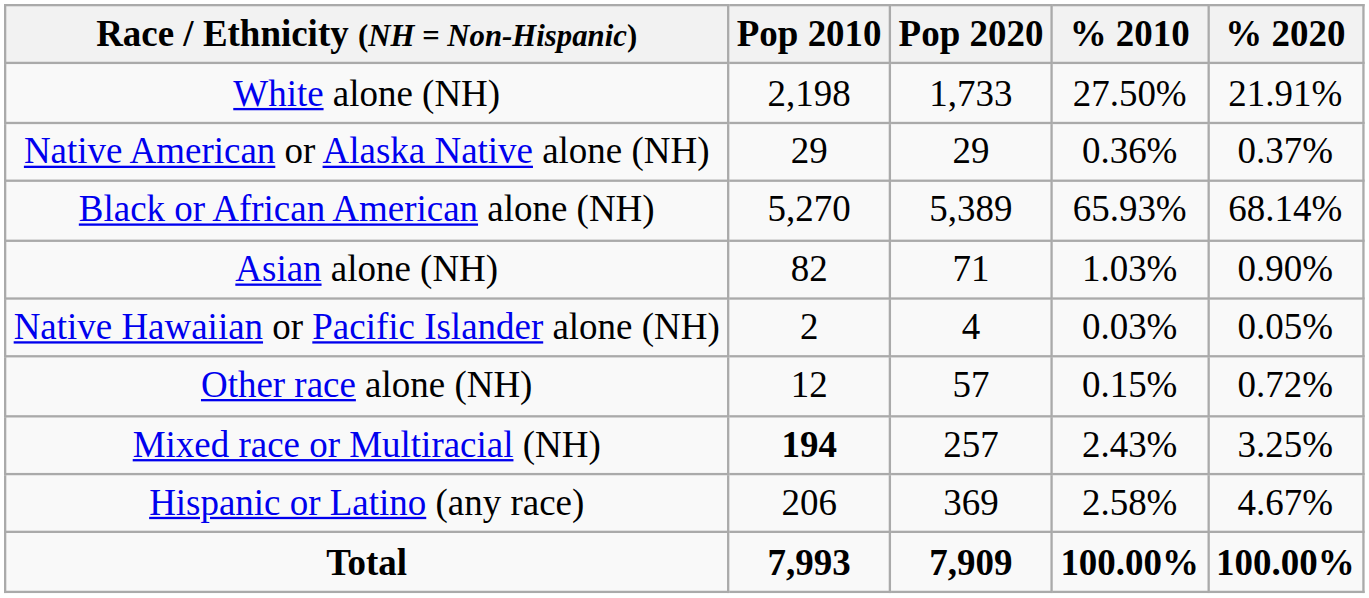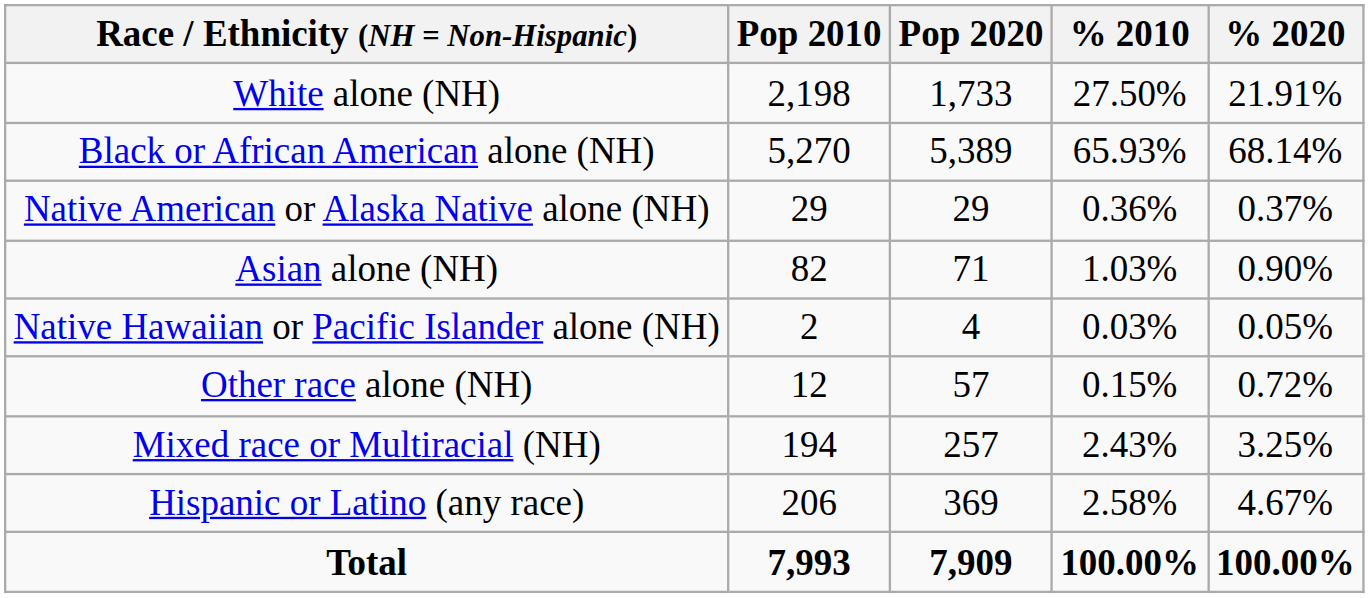rows swapped: (367, 209) <-> (367, 151)
(809, 444) bold -> (809, 444) normal
